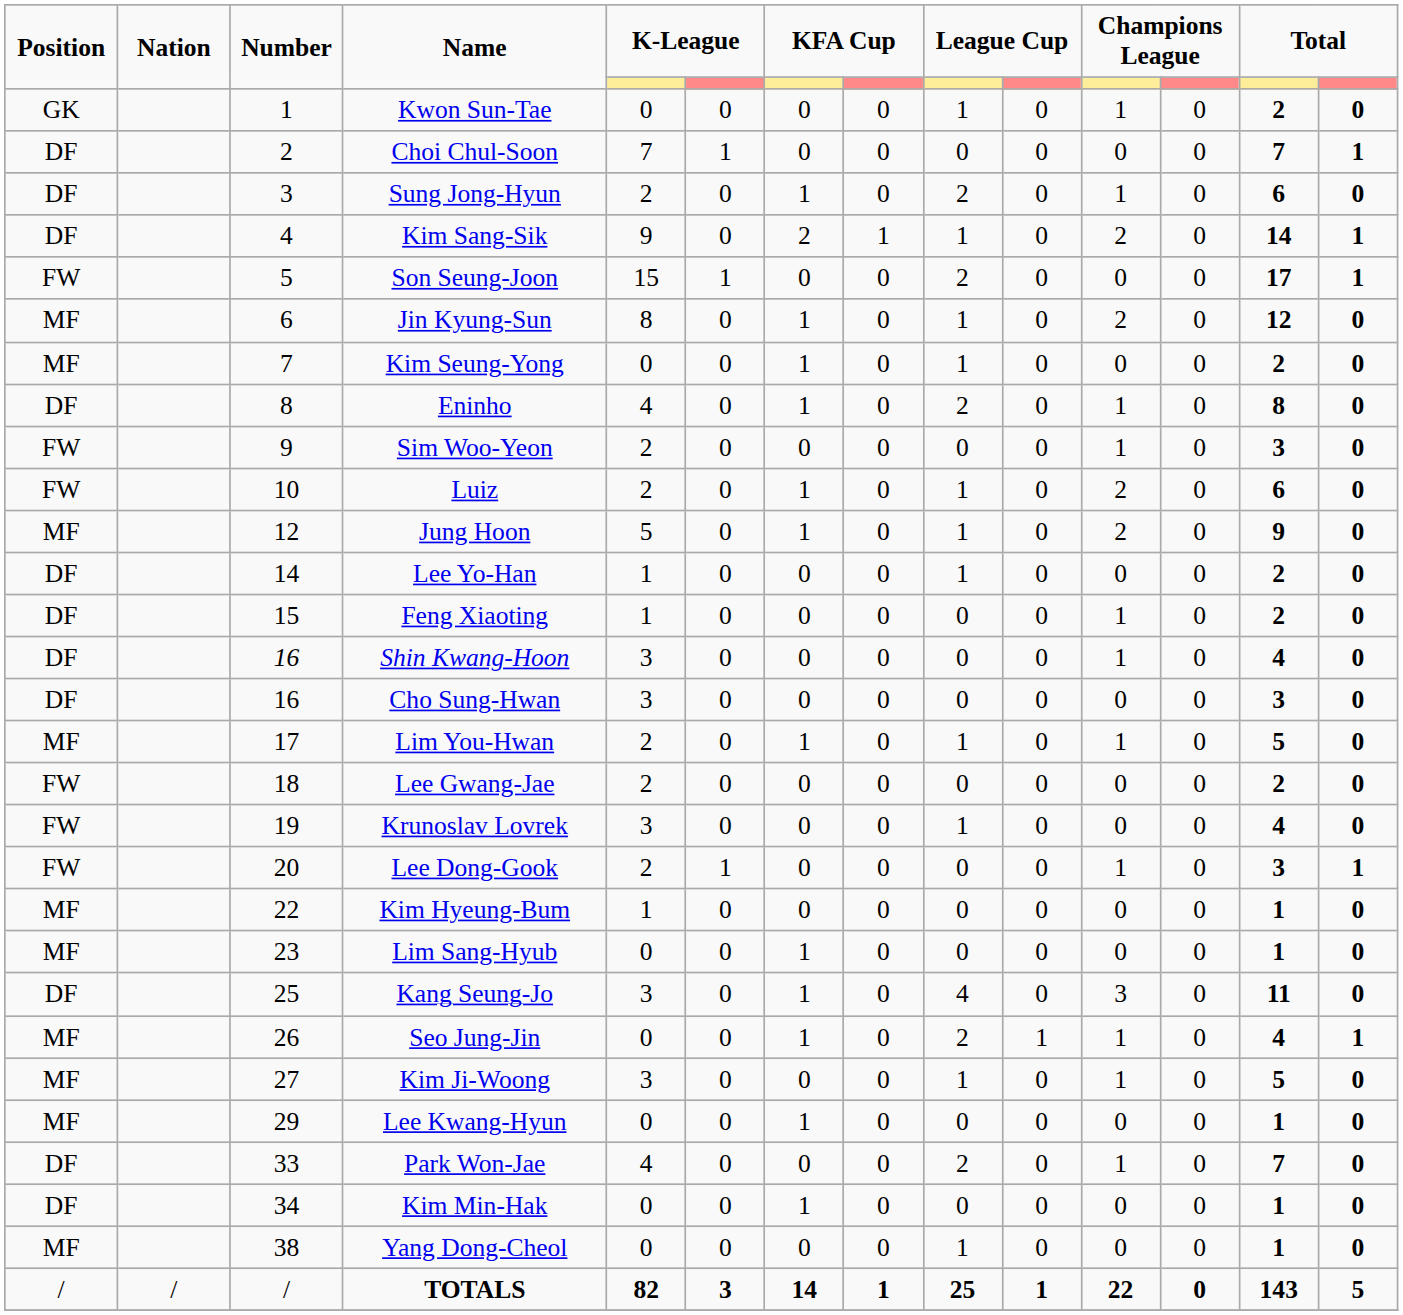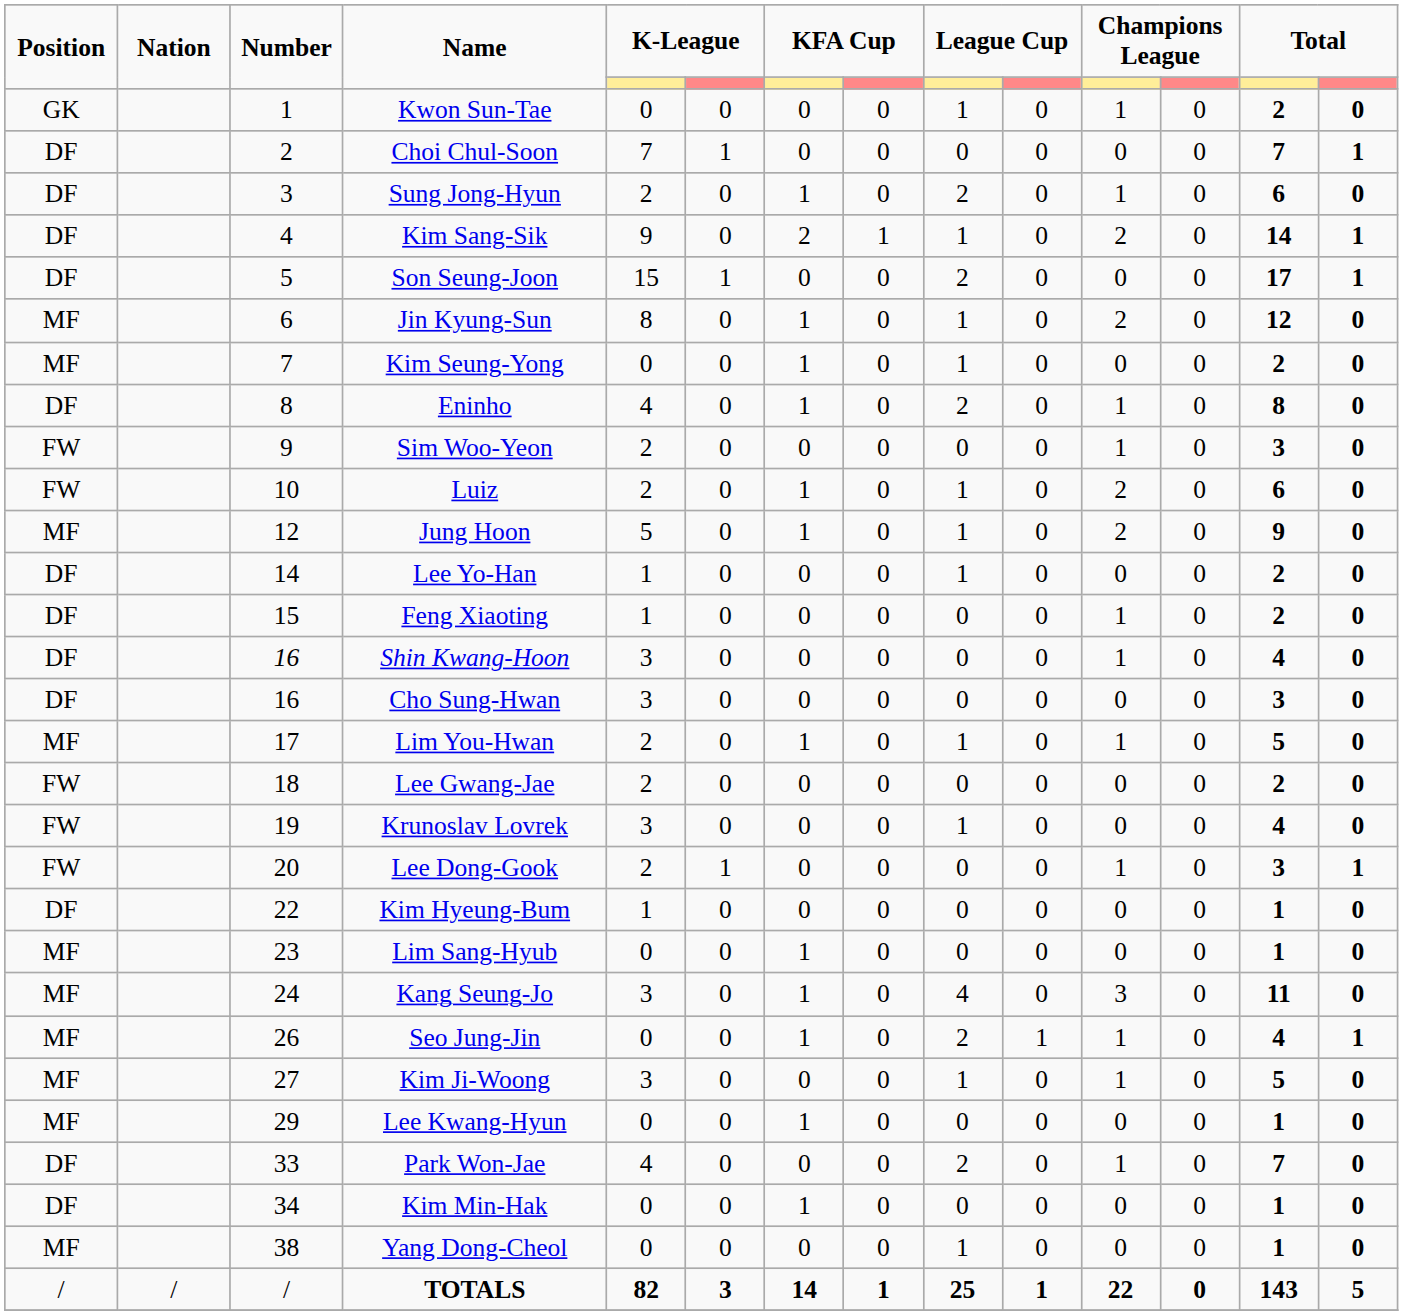(61, 278) FW -> (61, 278) DF
(61, 909) MF -> (61, 909) DF
(61, 994) DF -> (61, 994) MF
(287, 994) 25 -> (287, 994) 24
